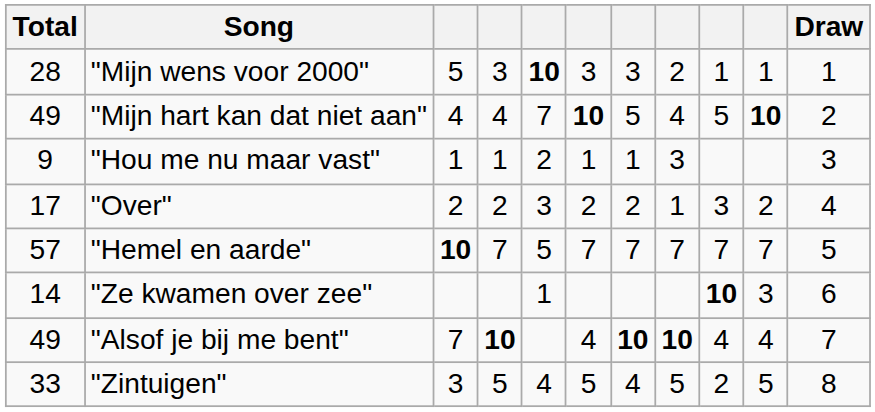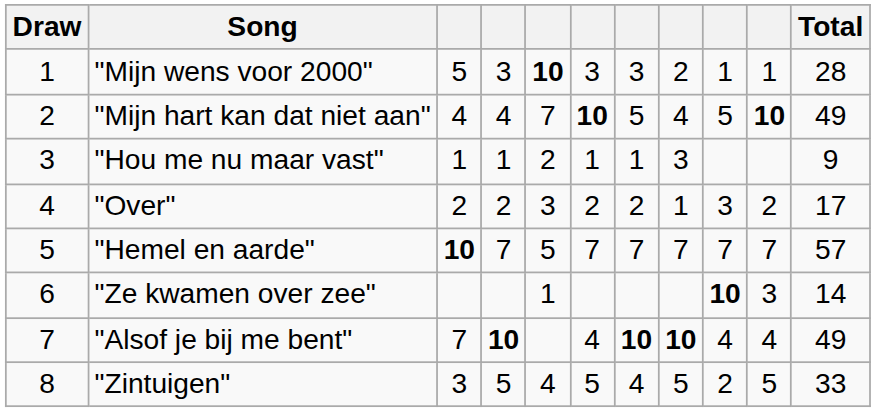columns swapped: (829, 26) <-> (45, 26)
